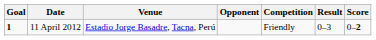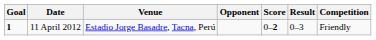columns swapped: (358, 11) <-> (288, 11)
